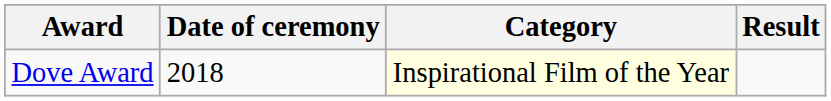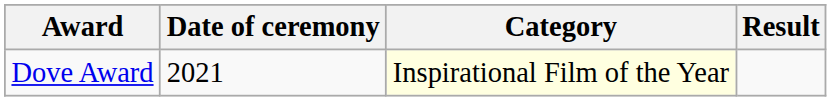(195, 72) 2018 -> (195, 72) 2021
